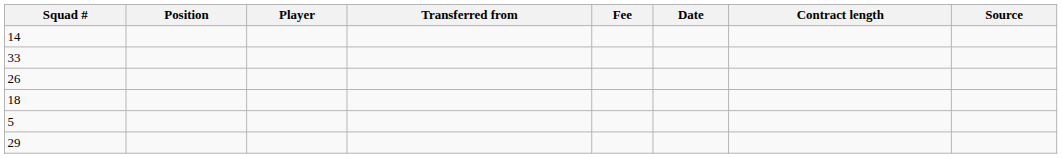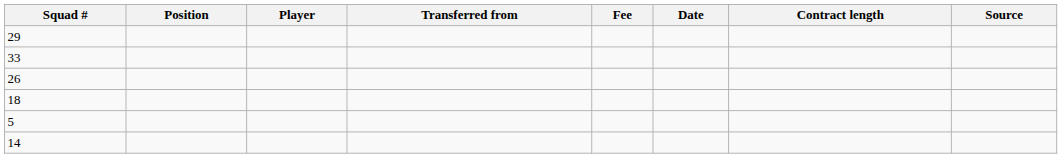rows swapped: (14, 143) <-> (14, 36)
